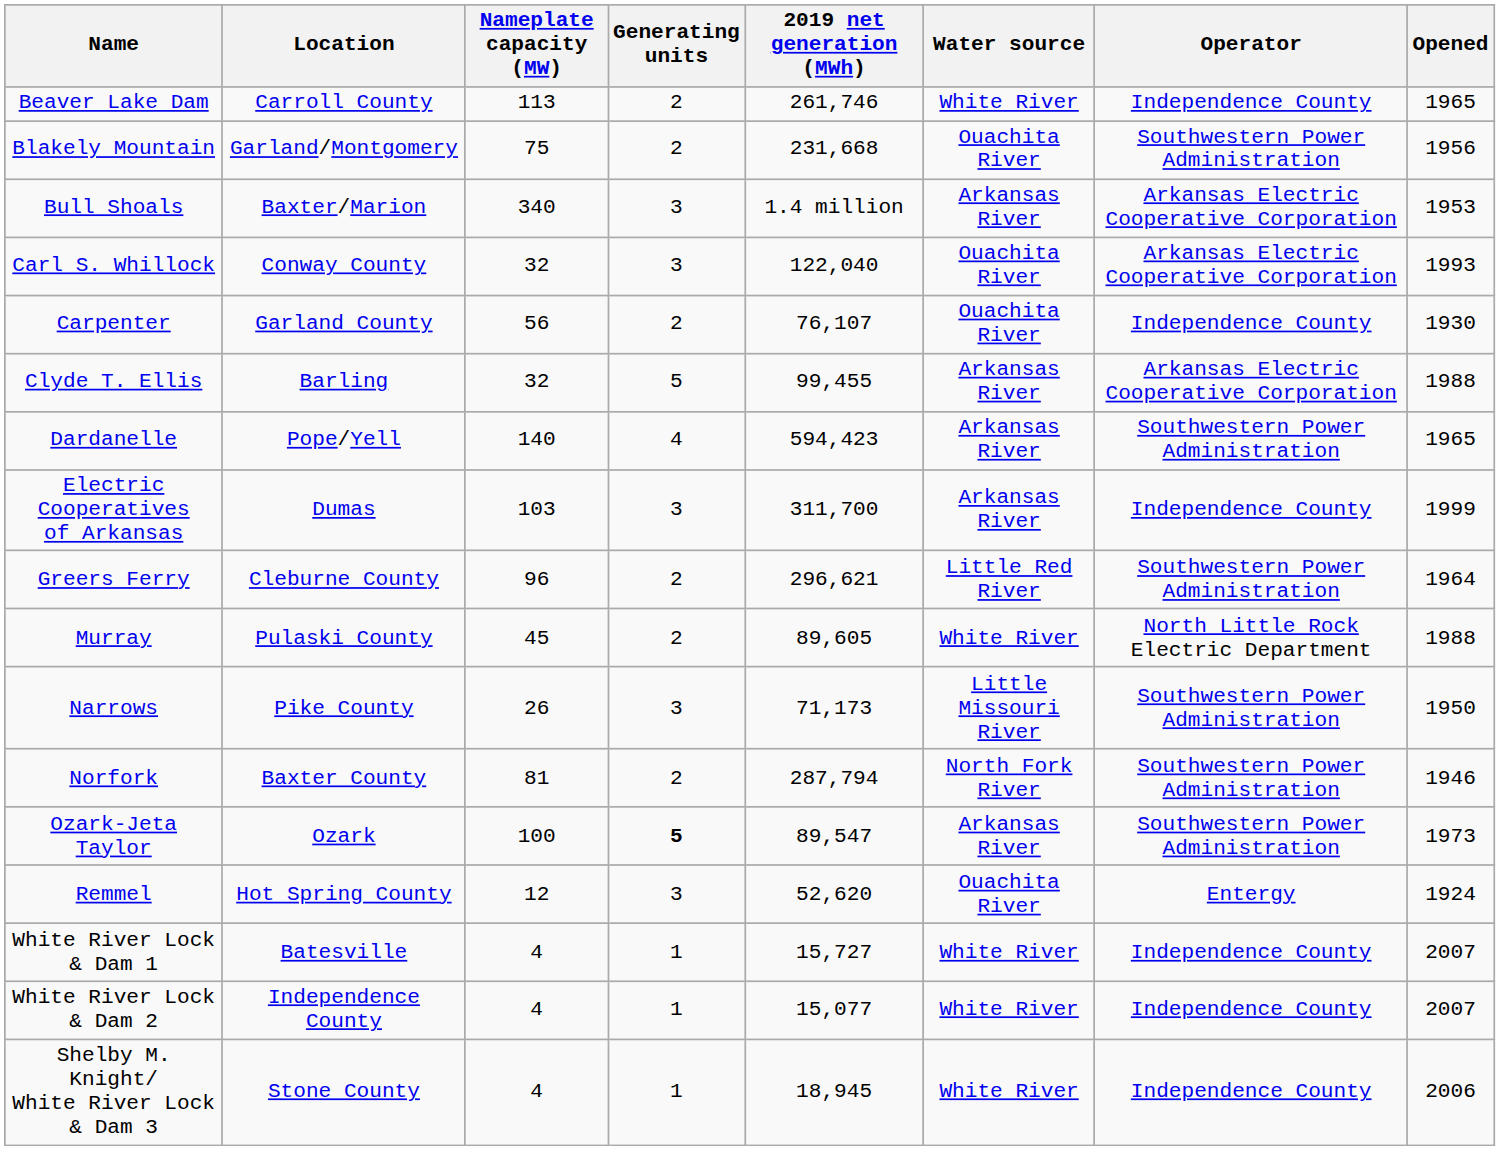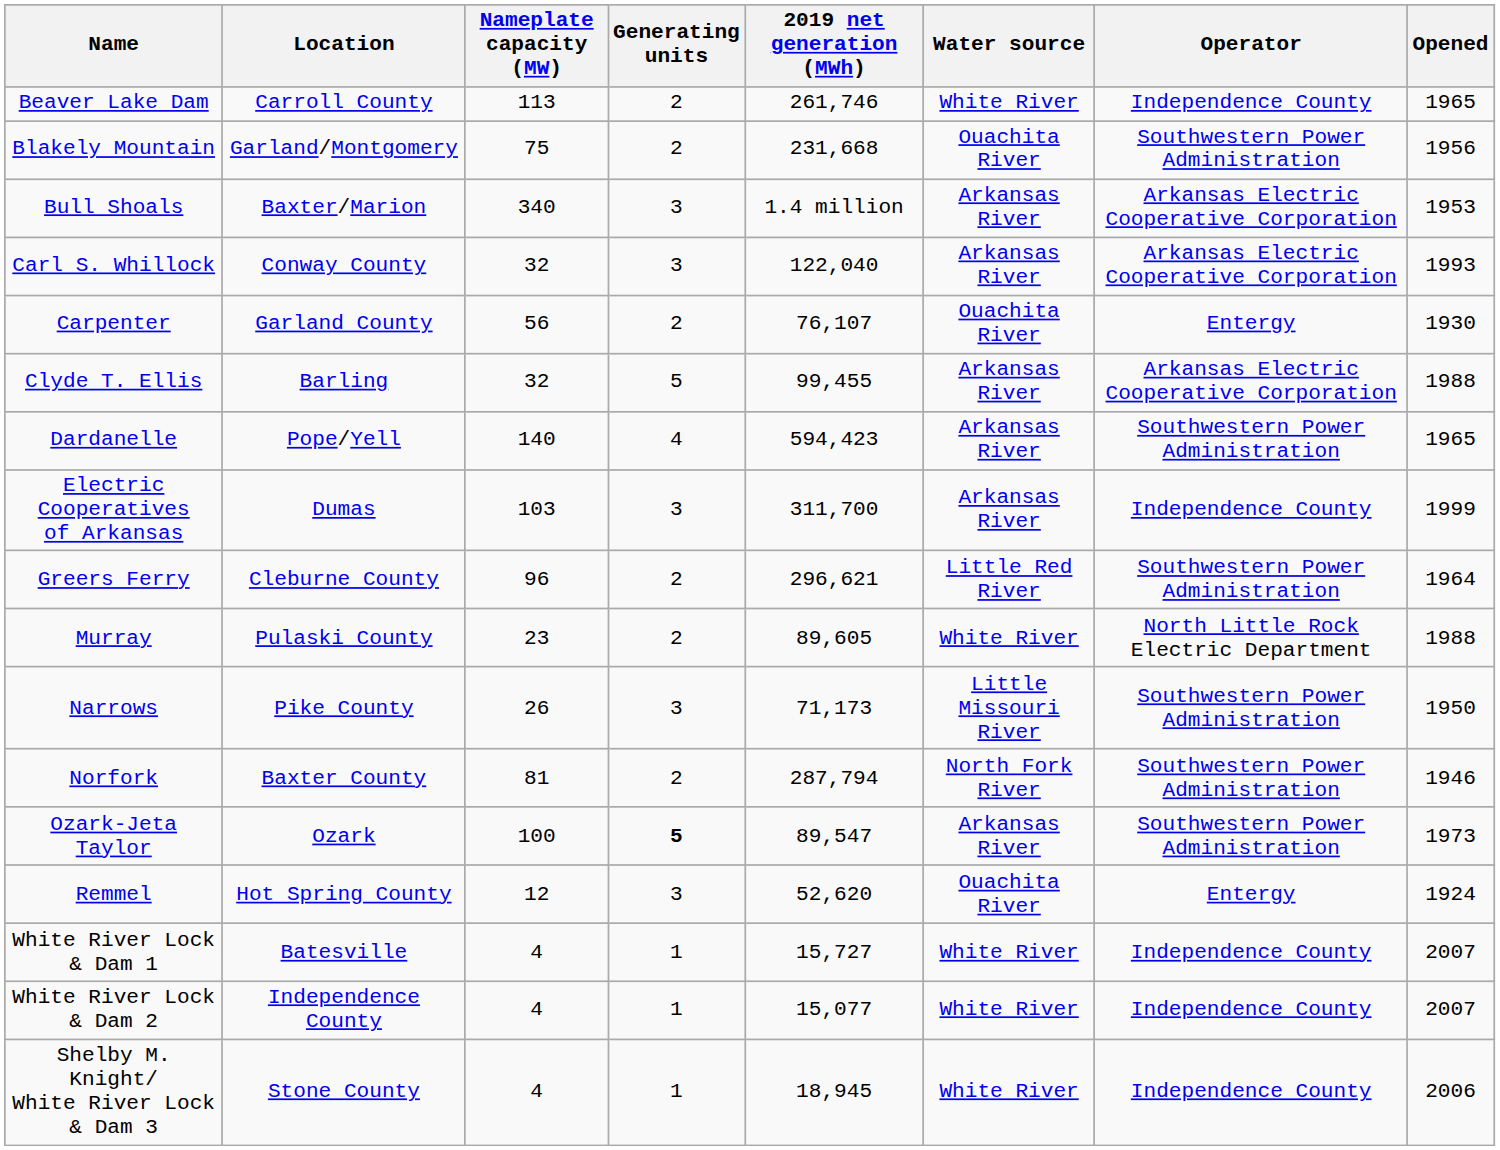(1009, 266) Ouachita River -> (1009, 266) Arkansas River
(1251, 324) Independence County -> (1251, 324) Entergy
(537, 638) 45 -> (537, 638) 23
